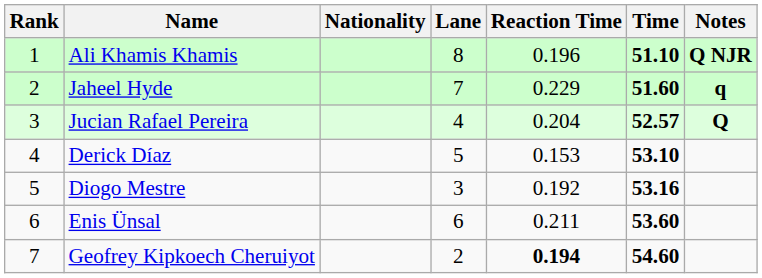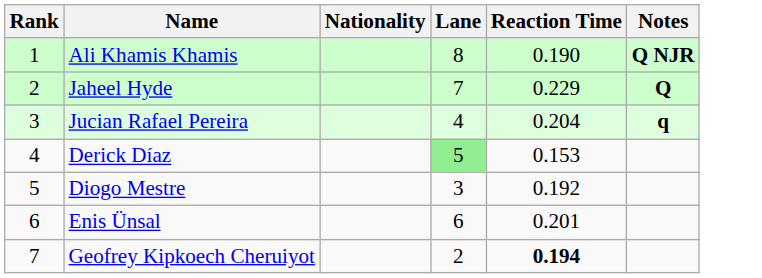- column: (655, 21)
(556, 54) 0.196 -> (556, 54) 0.190
(720, 88) q -> (663, 88) Q
(720, 121) Q -> (663, 121) q
(458, 155) no background -> (458, 155) lightgreen background
(556, 222) 0.211 -> (556, 222) 0.201
